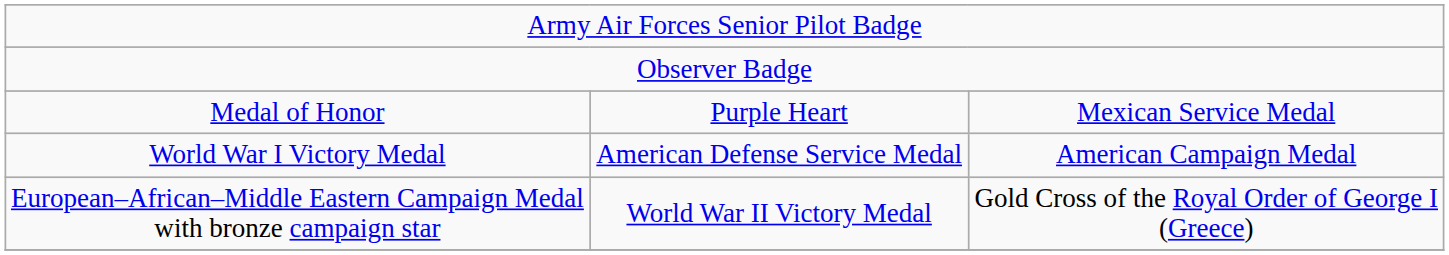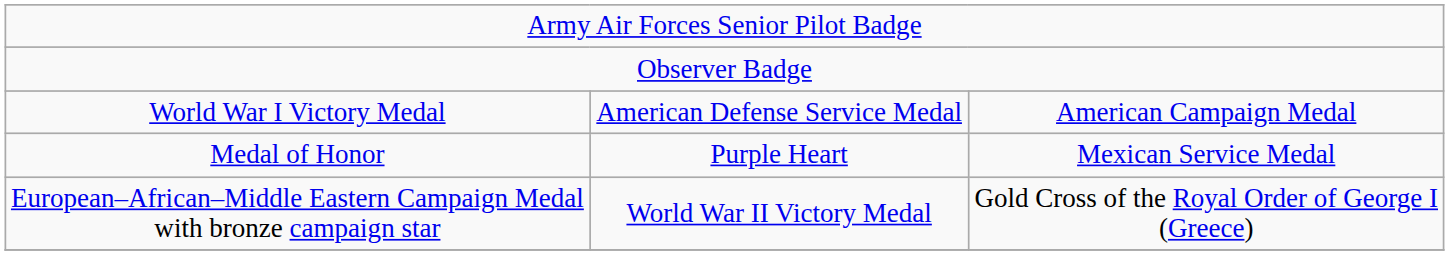rows swapped: (297, 111) <-> (297, 154)
